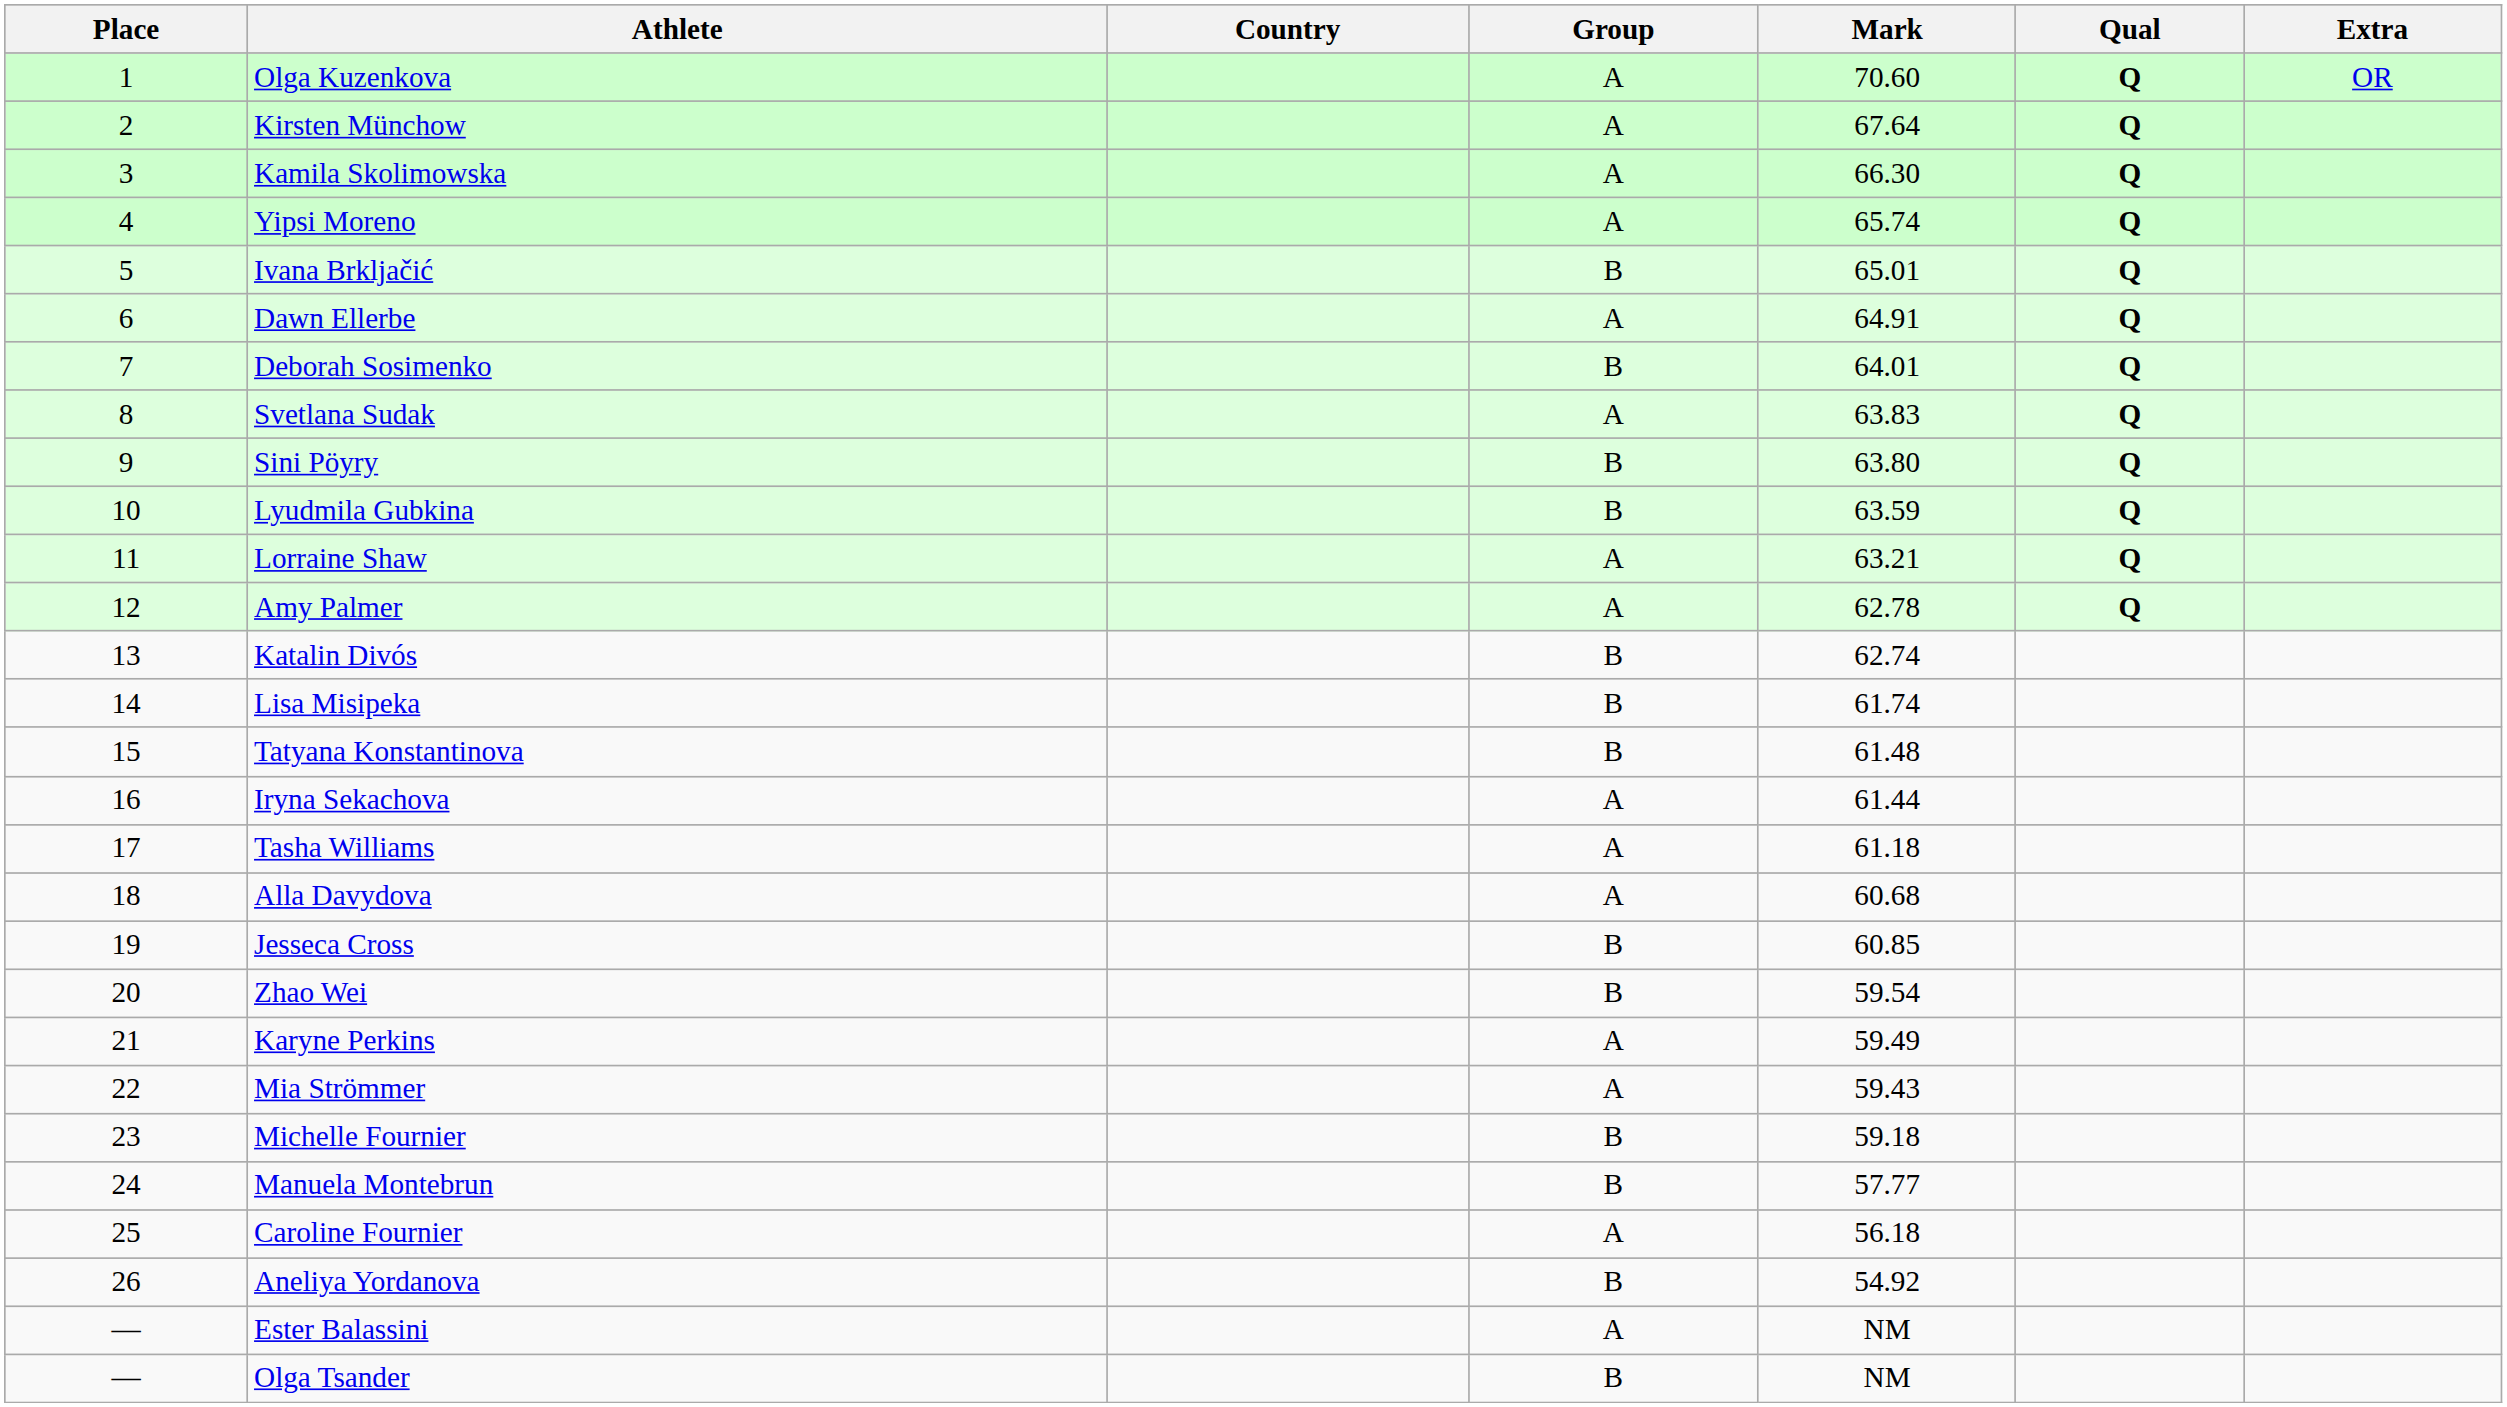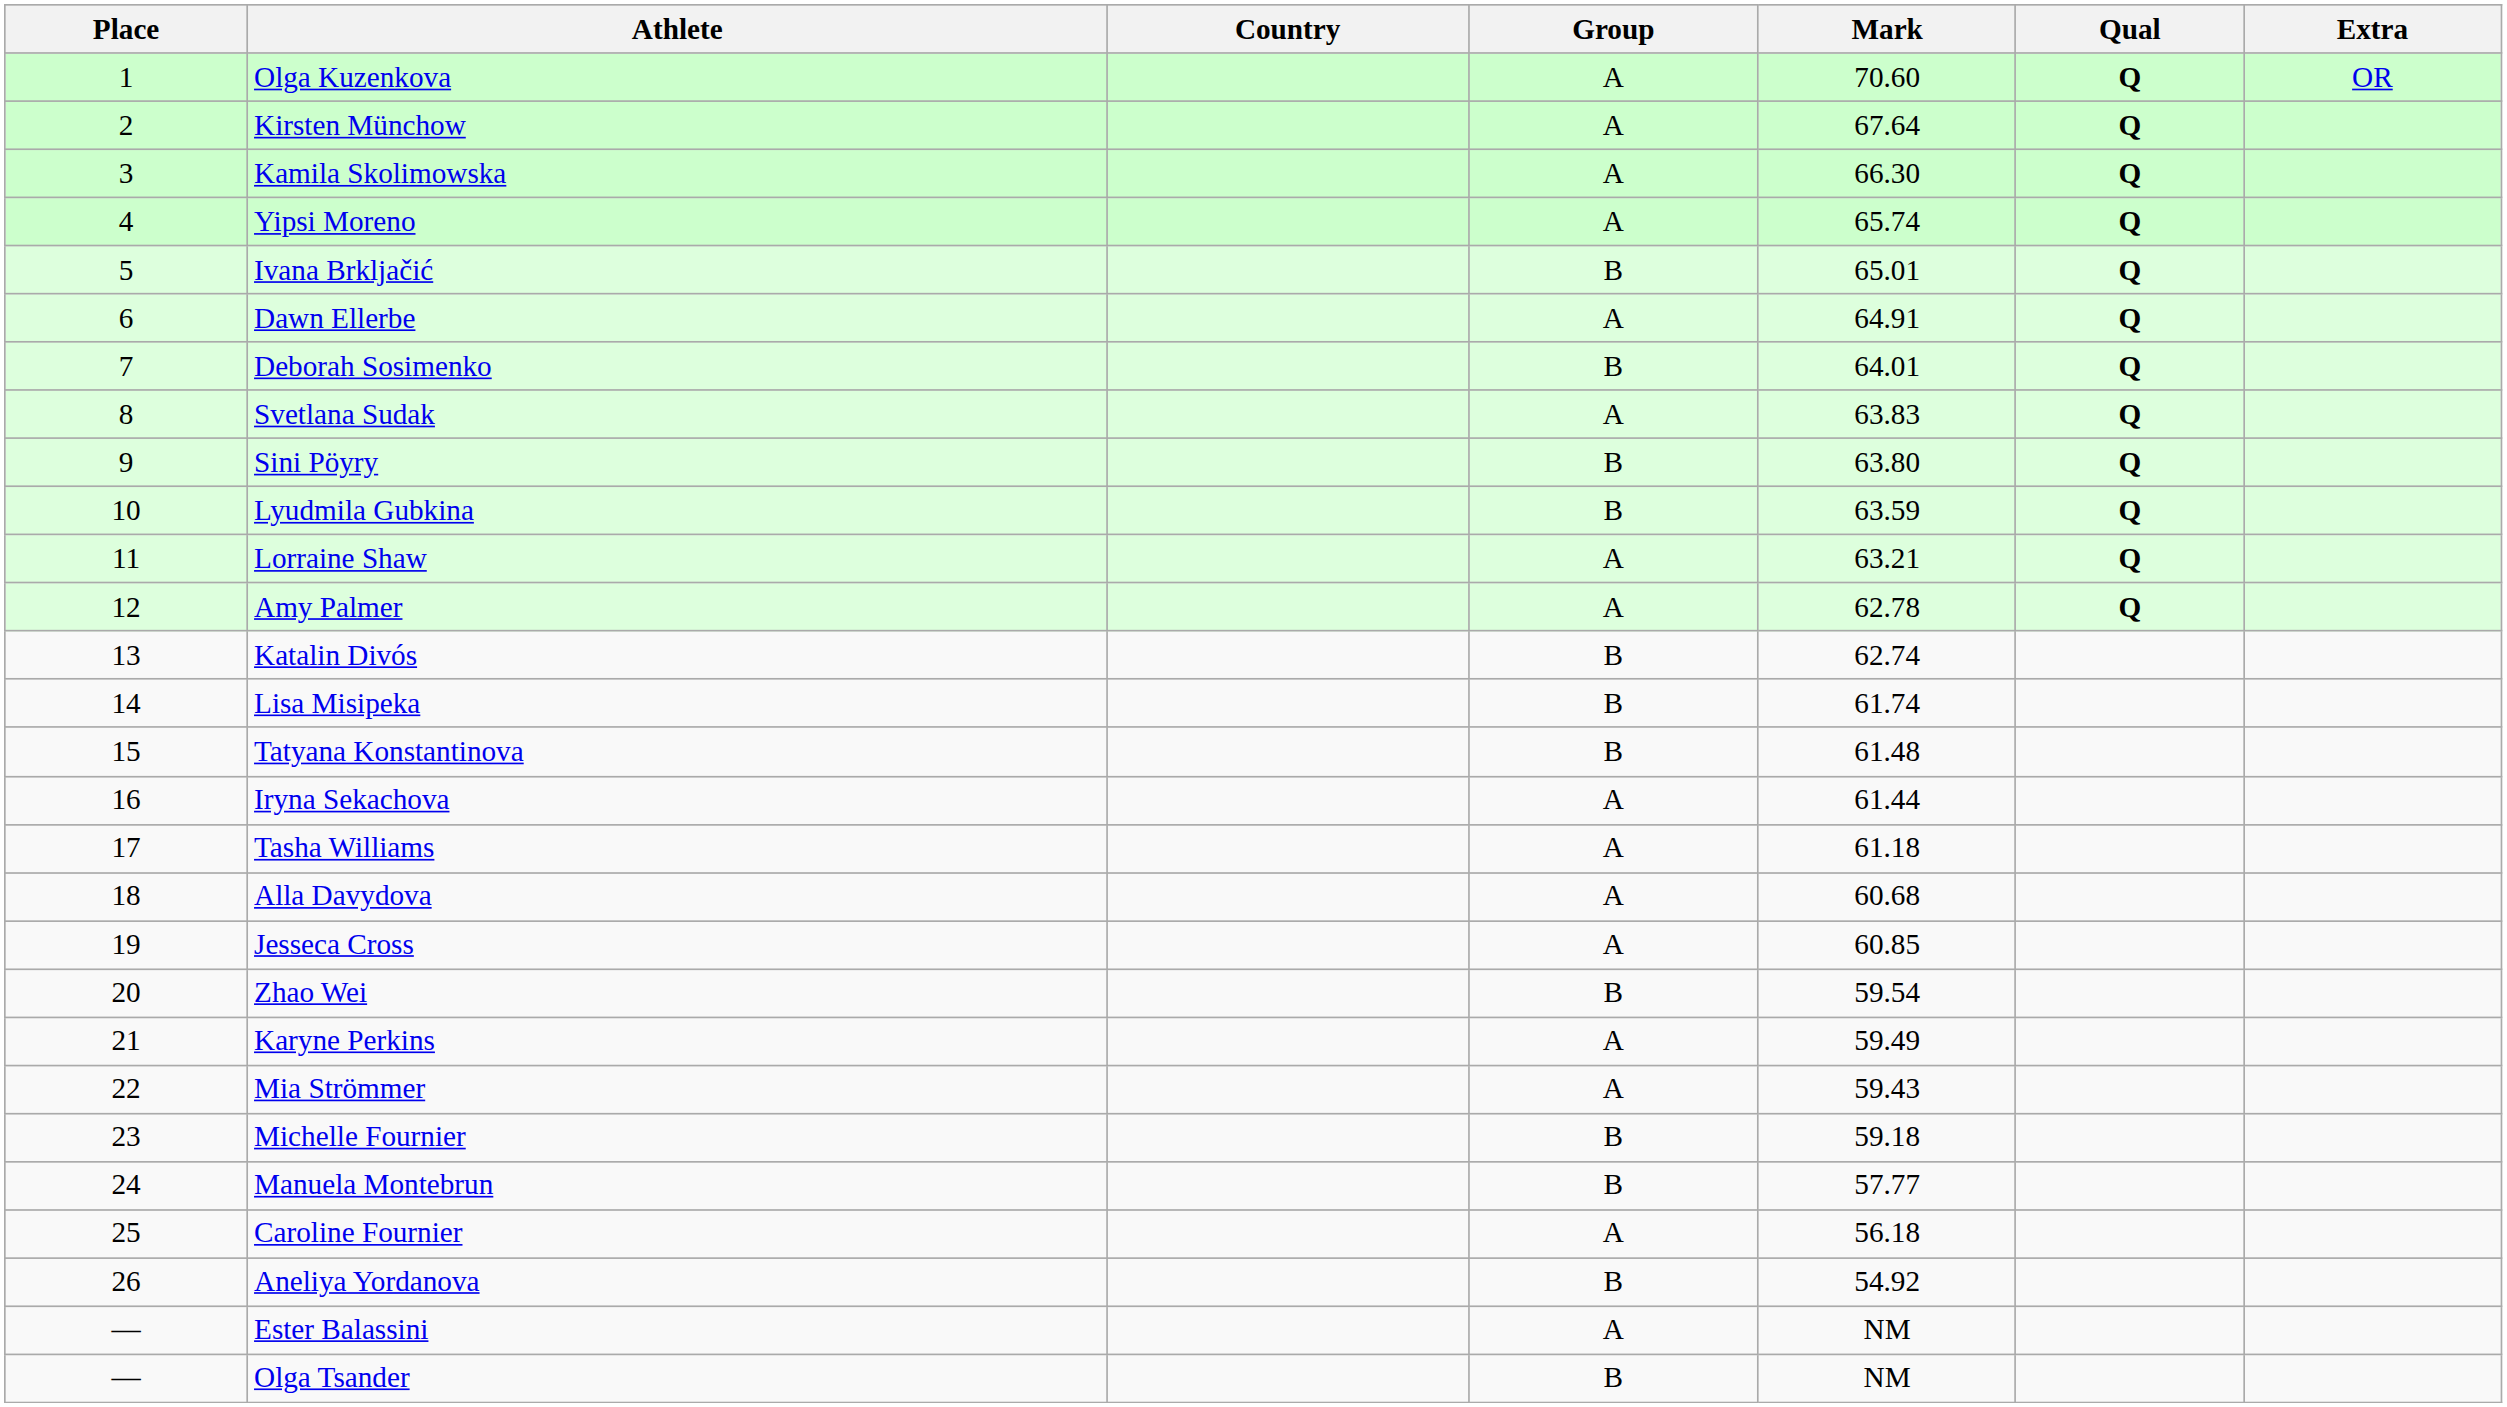(1613, 943) B -> (1613, 943) A
